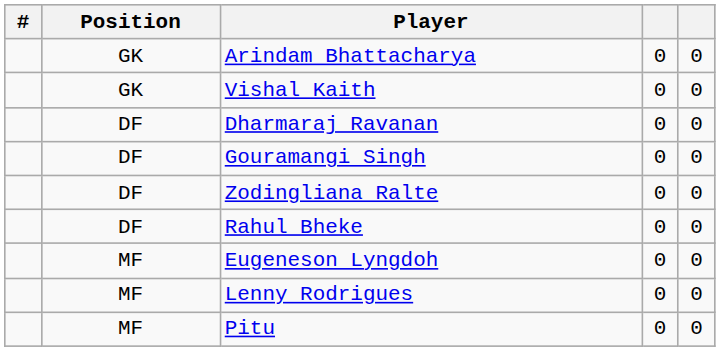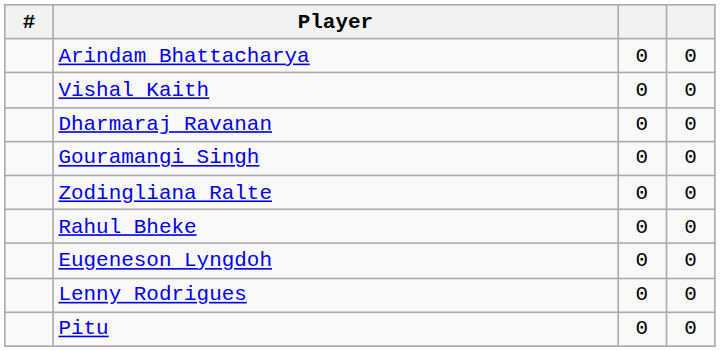- column: (130, 22)
